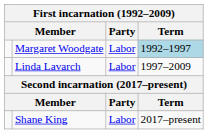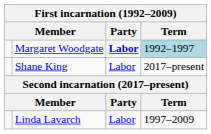(122, 48) normal -> (124, 48) bold
rows swapped: (48, 66) <-> (41, 119)
